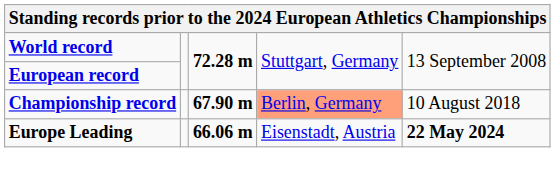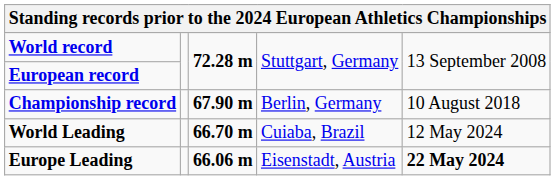(321, 103) lightsalmon background -> (321, 103) no background
+ row: (67, 132)
